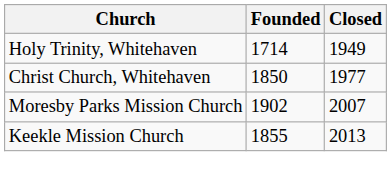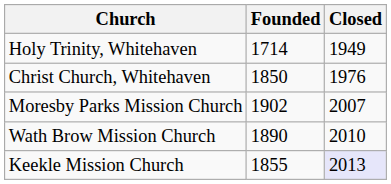(347, 77) 1977 -> (347, 77) 1976
+ row: (112, 135)
(347, 135) no background -> (347, 164) lavender background
